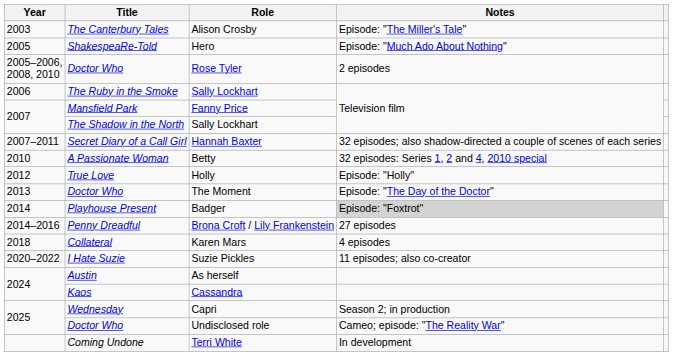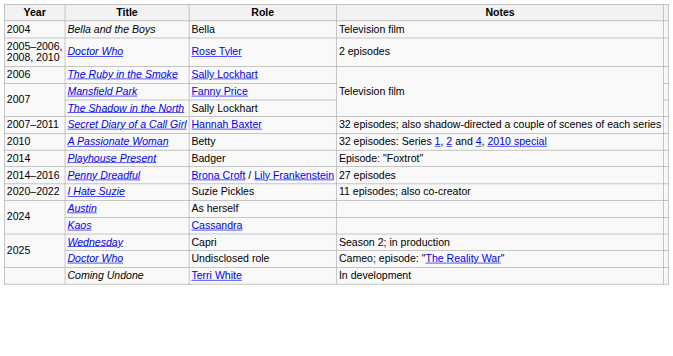- row: (118, 29)
+ row: (111, 29)
- row: (112, 46)
- row: (91, 175)
- row: (95, 192)
(381, 208) lightgrey background -> (381, 158) no background
- row: (90, 242)
